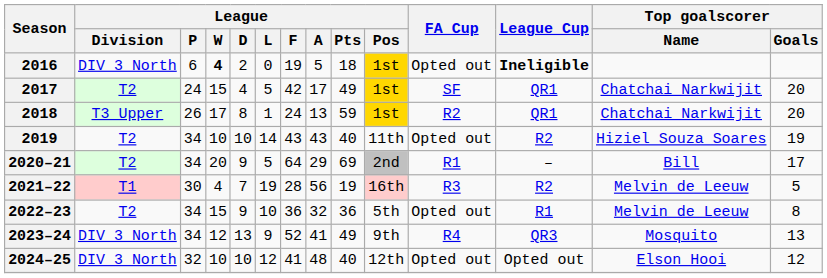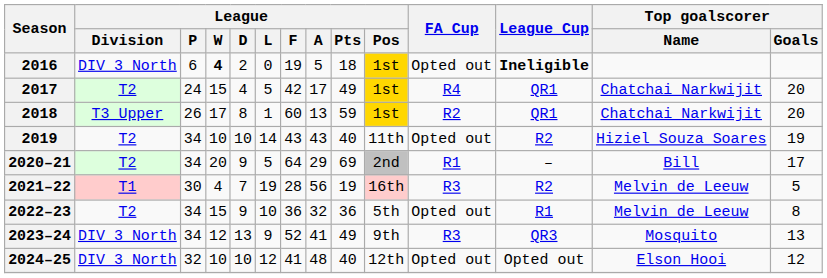(452, 90) SF -> (452, 90) R4
(293, 114) 24 -> (293, 114) 60
(452, 236) R4 -> (452, 236) R3
